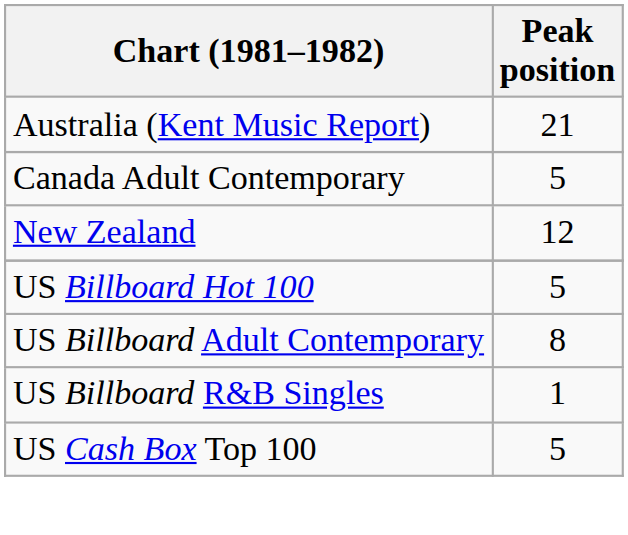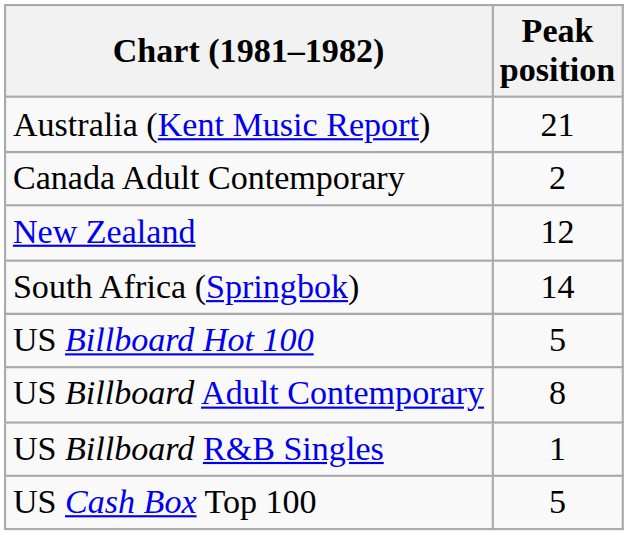(558, 177) 5 -> (558, 177) 2
+ row: (186, 286)
